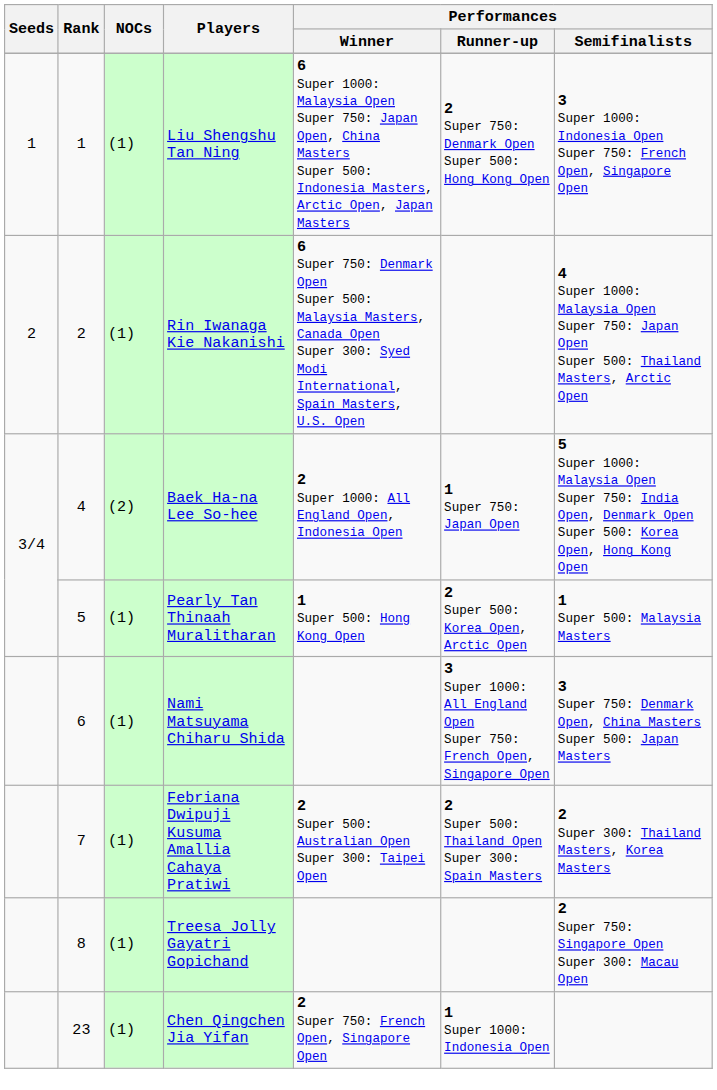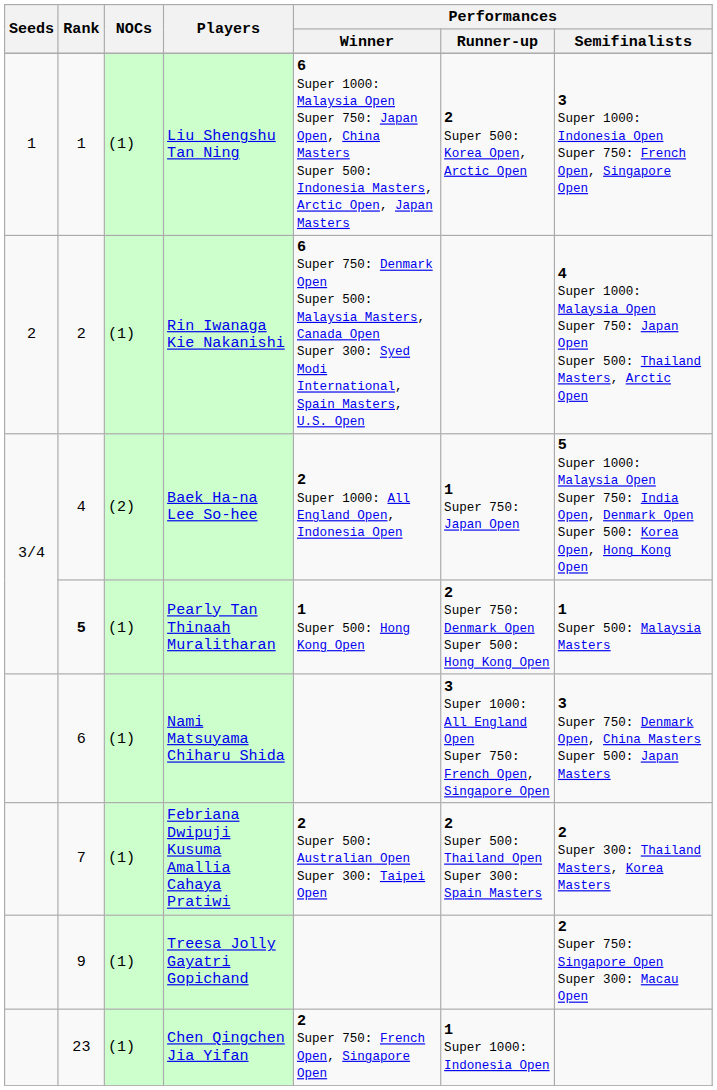(497, 144) 2 Super 750: Denmark Open Super 500: Hong Kong Open -> (486, 144) 2 Super 500: Korea Open, Arctic Open
(81, 618) normal -> (81, 627) bold
(486, 618) 2 Super 500: Korea Open, Arctic Open -> (497, 626) 2 Super 750: Denmark Open Super 500: Hong Kong Open
(81, 944) 8 -> (81, 962) 9
